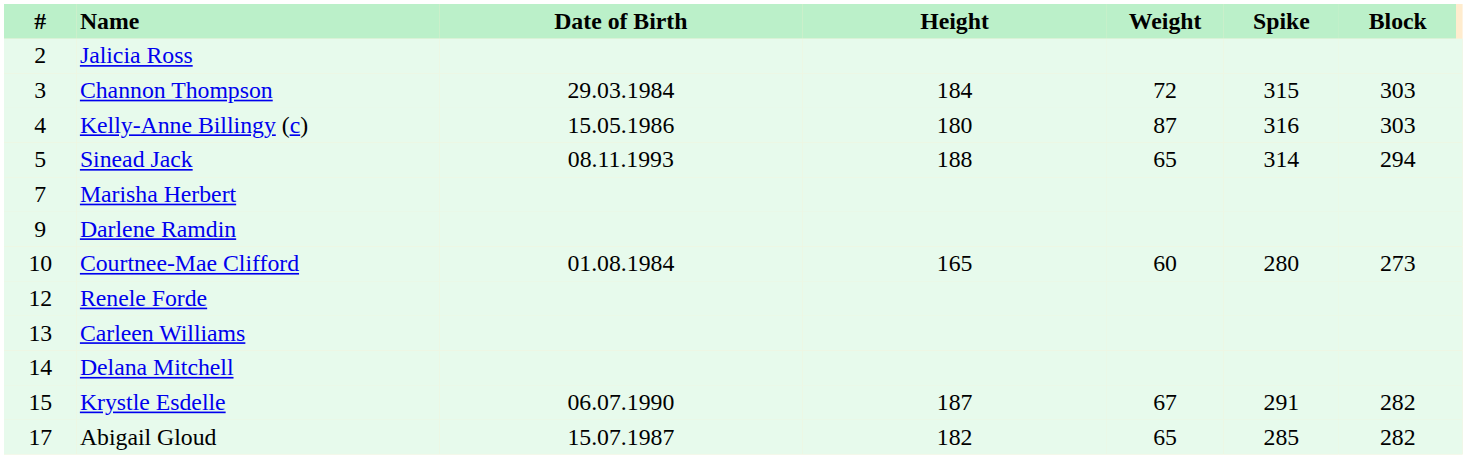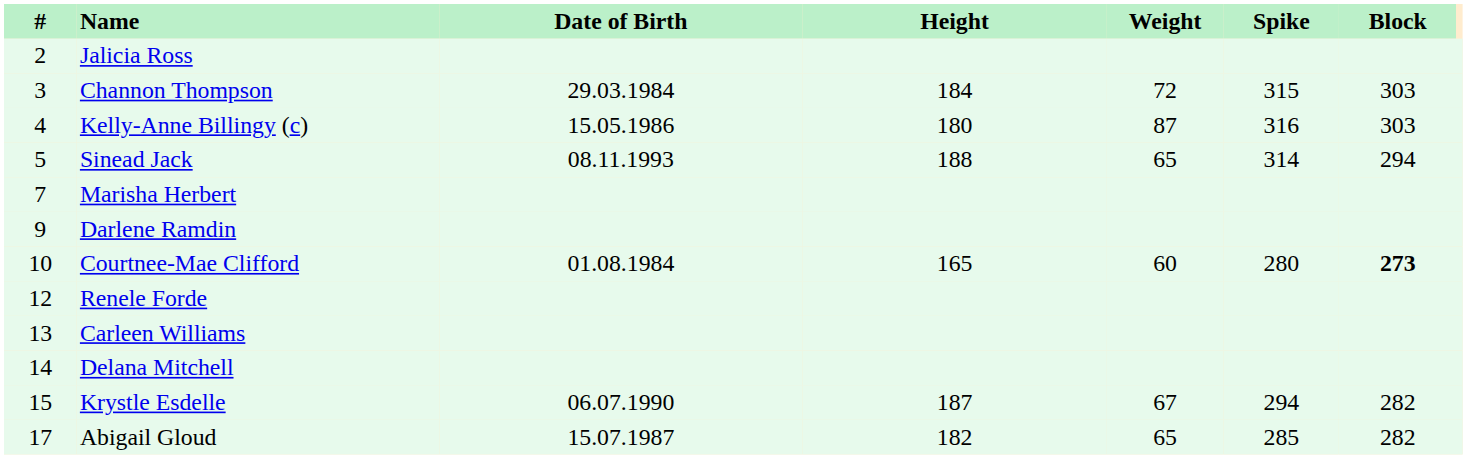(1398, 263) normal -> (1398, 263) bold
(1281, 402) 291 -> (1281, 402) 294
